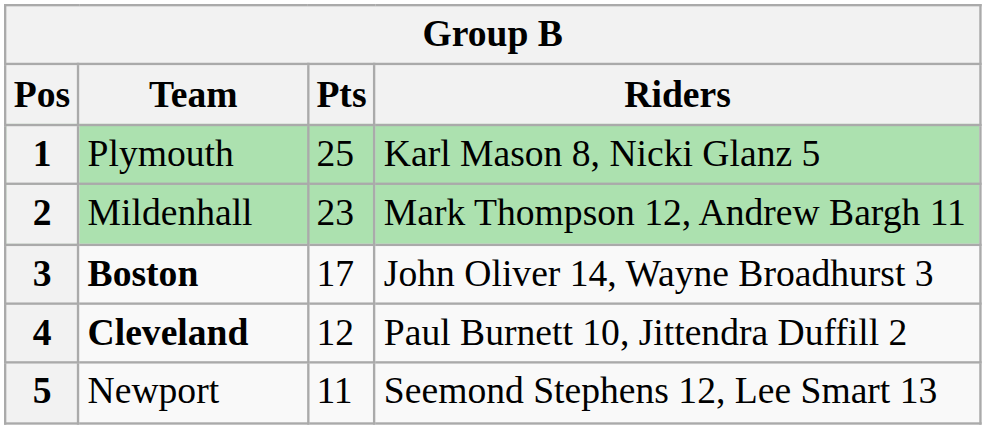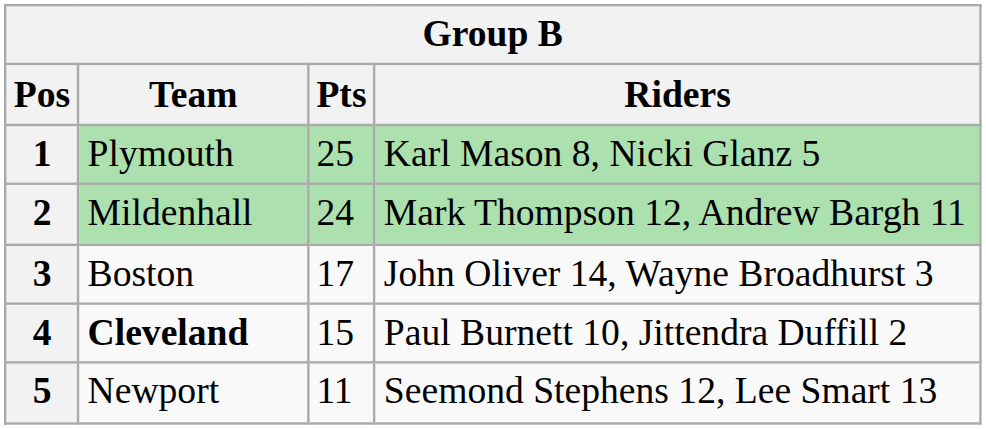(335, 213) 23 -> (335, 213) 24
(143, 272) bold -> (141, 272) normal
(335, 332) 12 -> (335, 332) 15
